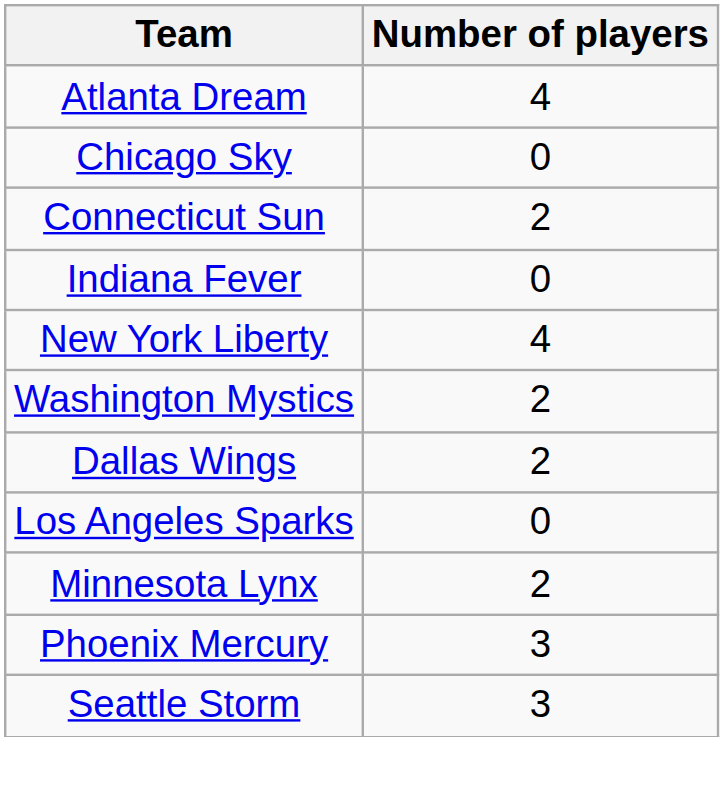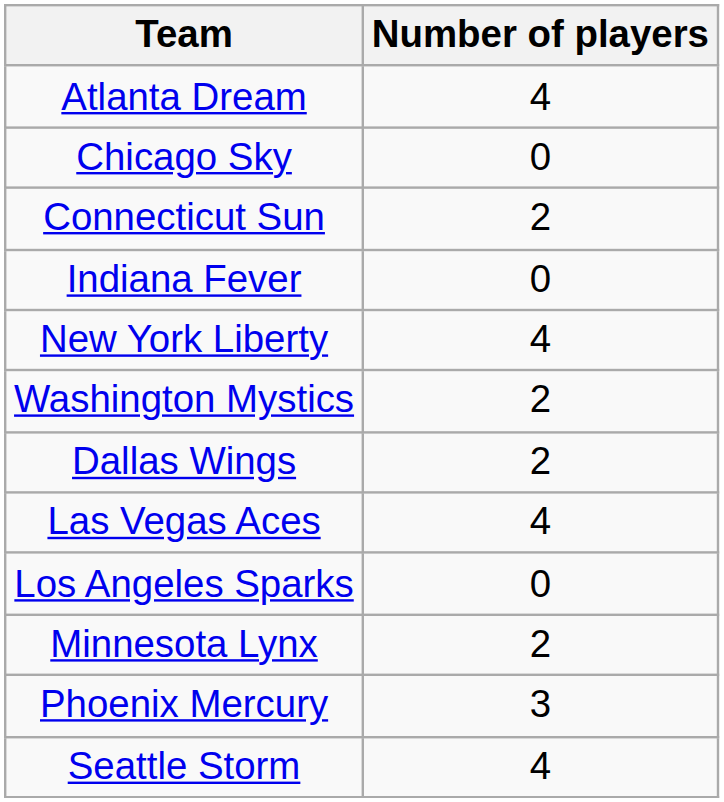+ row: (184, 522)
(540, 704) 3 -> (540, 765) 4
